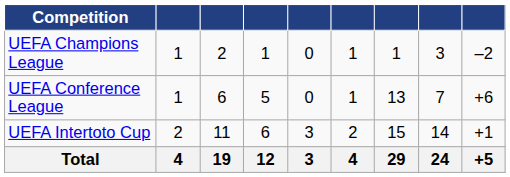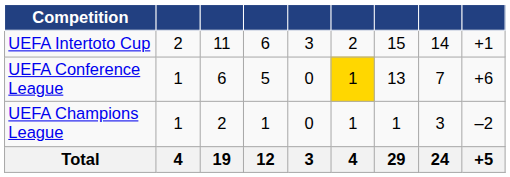rows swapped: (73, 52) <-> (79, 133)
(353, 97) no background -> (353, 79) gold background
